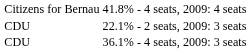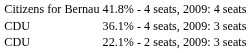rows swapped: (141, 42) <-> (141, 25)
